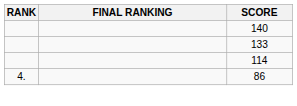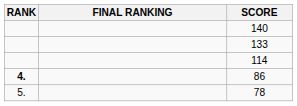(21, 77) normal -> (21, 77) bold
+ row: (259, 93)
